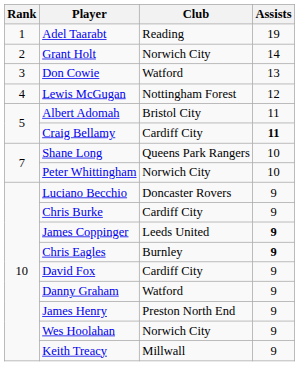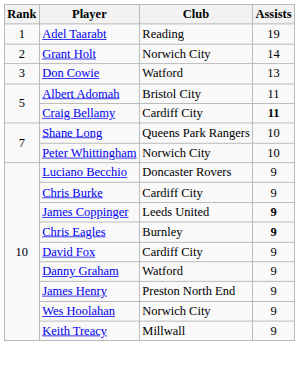- row: (84, 93)
